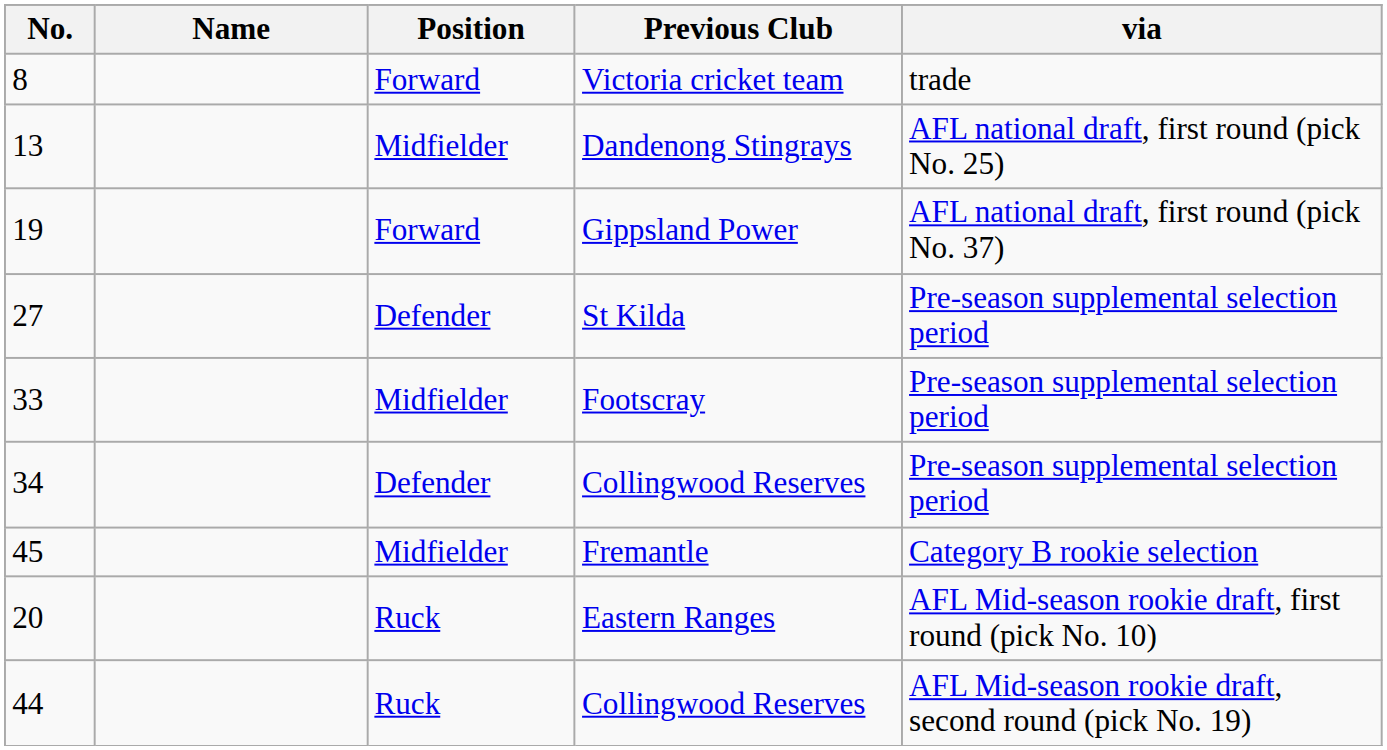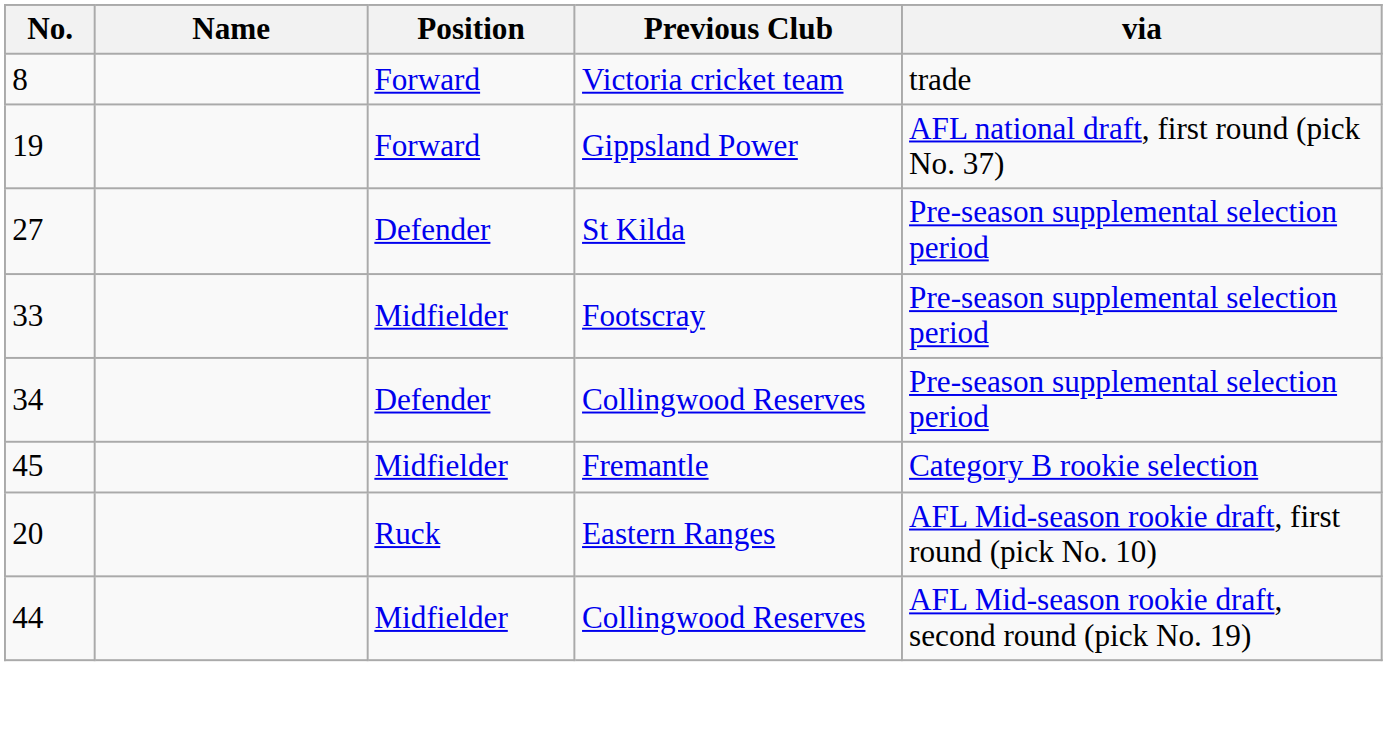- row: (28, 145)
(407, 702) Ruck -> (441, 618) Midfielder
